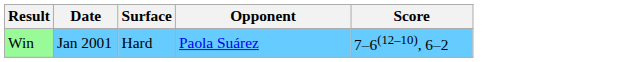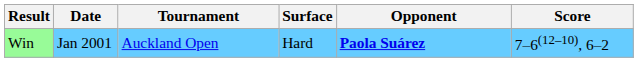+ column: (198, 16)
(219, 43) normal -> (382, 43) bold
